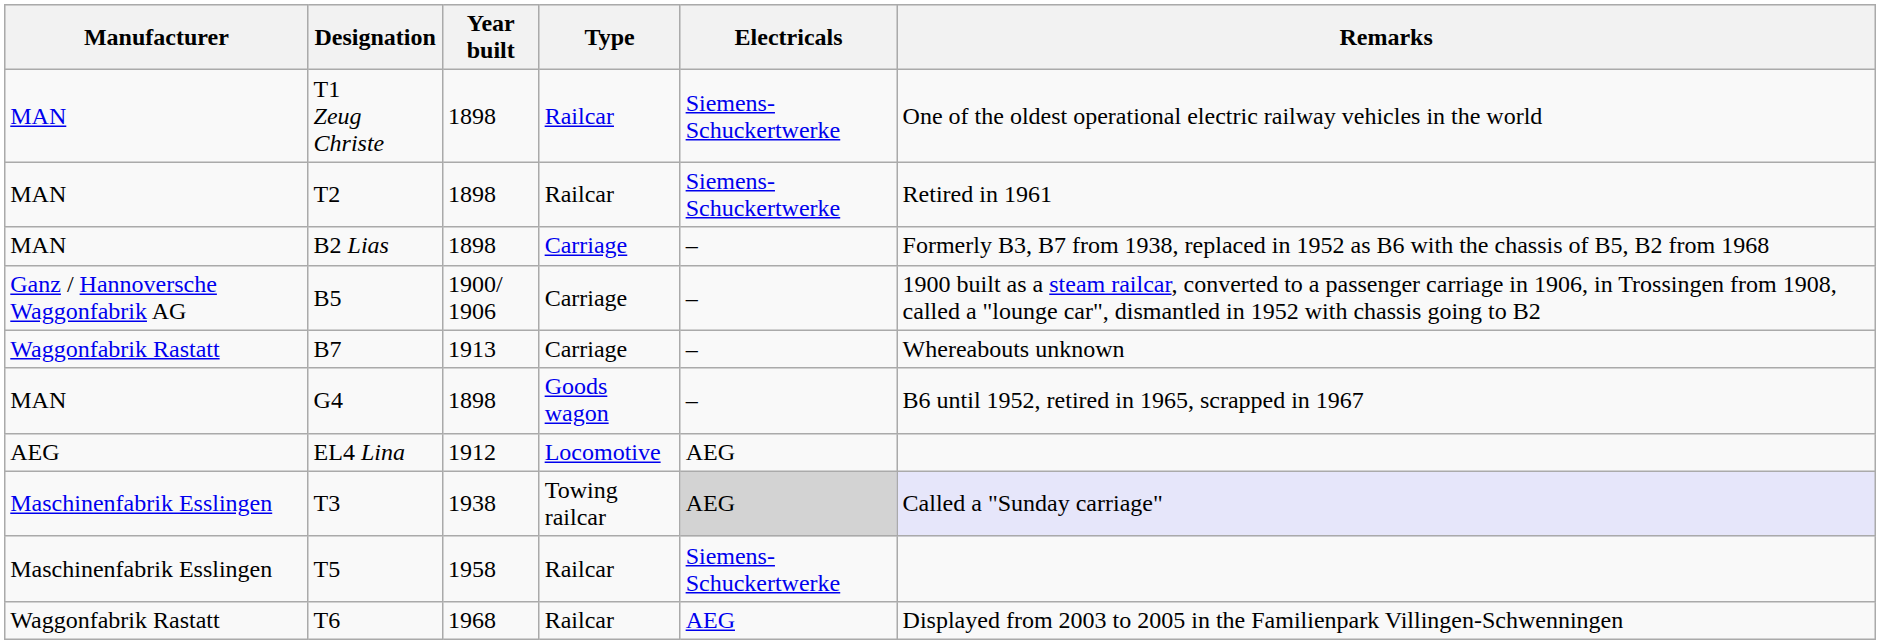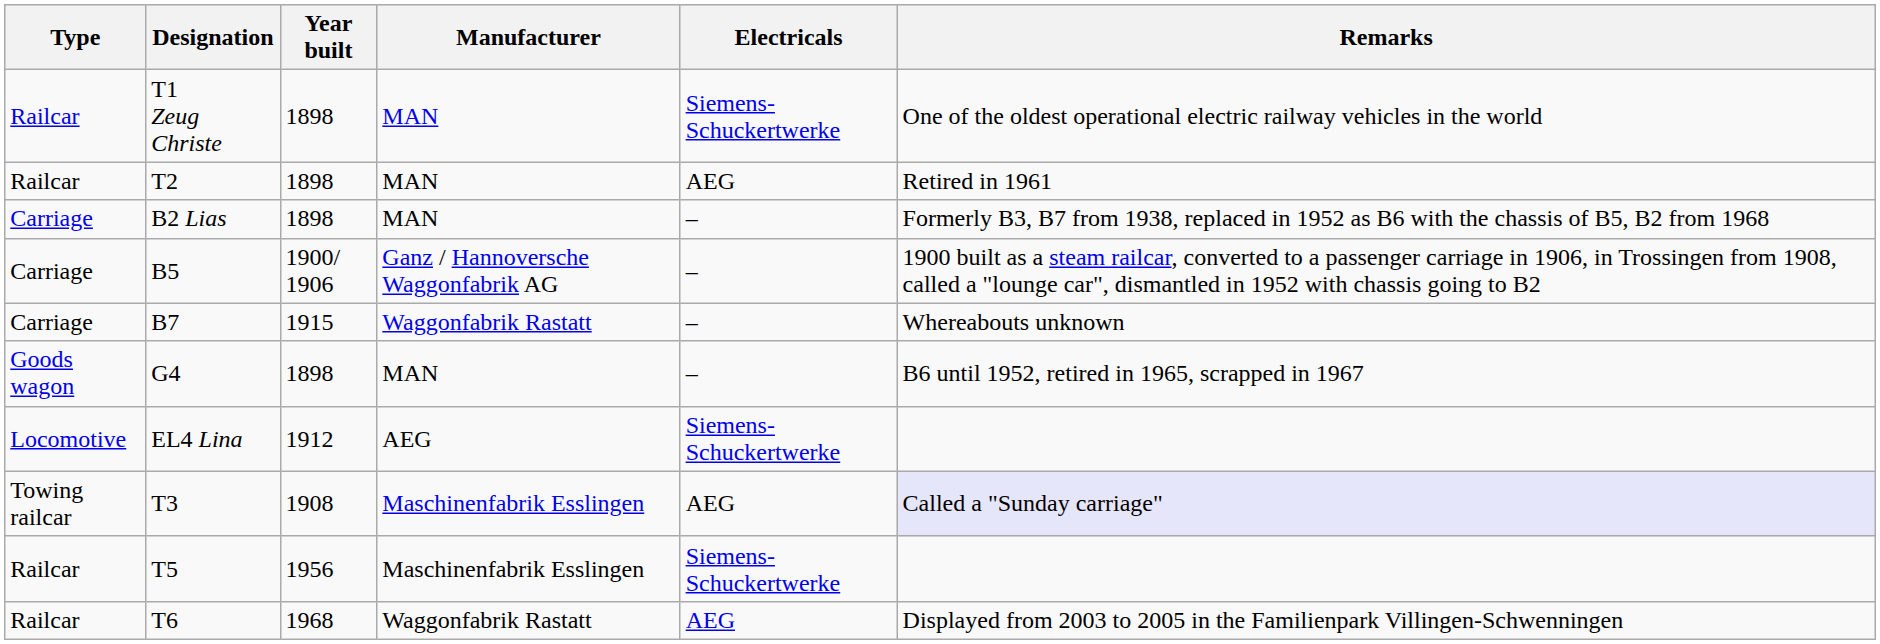columns swapped: (610, 37) <-> (156, 37)
(763, 194) Siemens-Schuckertwerke -> (710, 180) AEG
(472, 348) 1913 -> (310, 321) 1915
(710, 451) AEG -> (763, 438) Siemens-Schuckertwerke
(472, 503) 1938 -> (310, 503) 1908
(710, 503) lightgrey background -> (710, 503) no background
(472, 568) 1958 -> (310, 568) 1956
